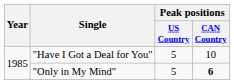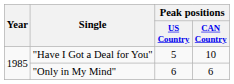(174, 71) 5 -> (174, 71) 6
(211, 71) bold -> (211, 71) normal
